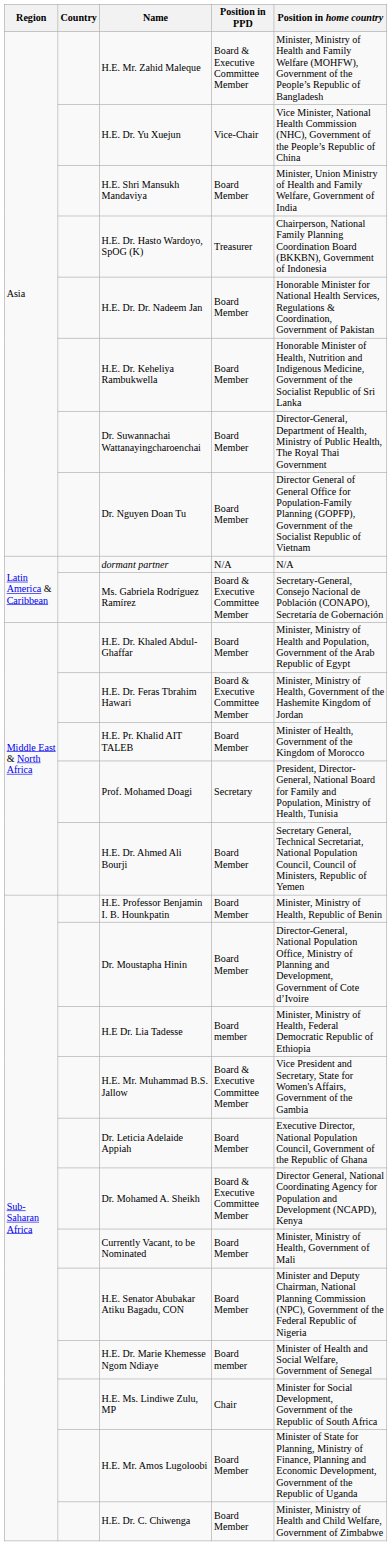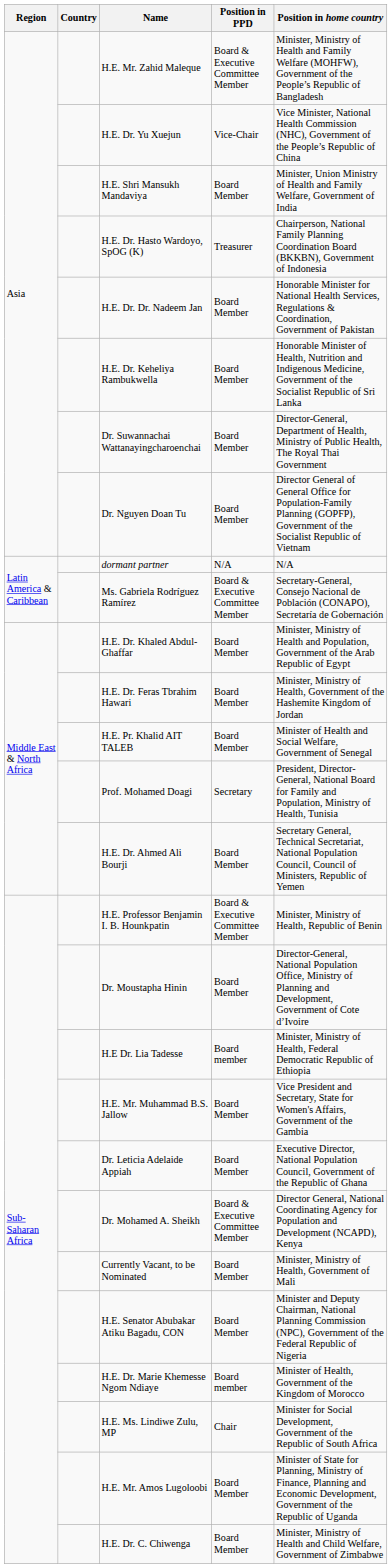(237, 697) Board & Executive Committee Member -> (231, 697) Board Member
(320, 741) Minister of Health, Government of the Kingdom of Morocco -> (324, 741) Minister of Health and Social Welfare, Government of Senegal
(231, 908) Board Member -> (237, 920) Board & Executive Committee Member
(237, 1087) Board & Executive Committee Member -> (231, 1110) Board Member
(324, 1360) Minister of Health and Social Welfare, Government of Senegal -> (320, 1382) Minister of Health, Government of the Kingdom of Morocco
